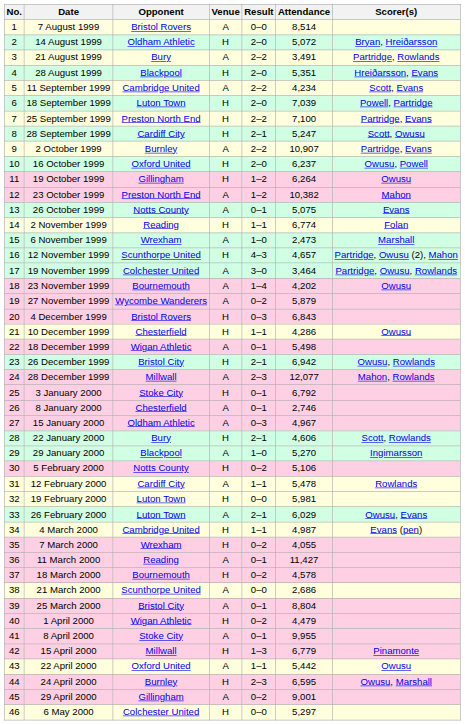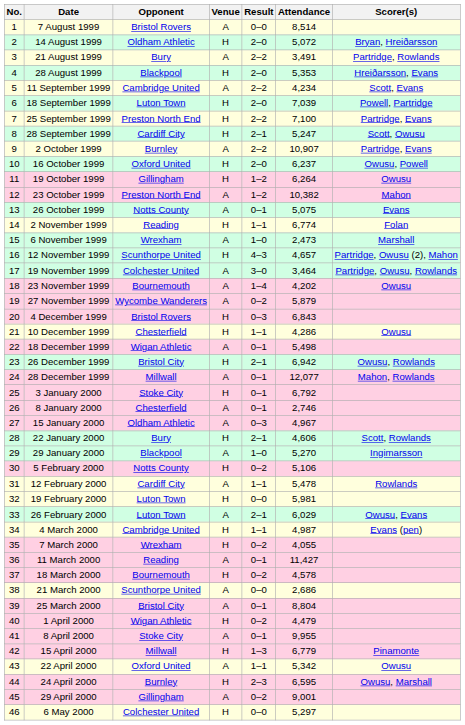(304, 73) 5,351 -> (304, 73) 5,353
(259, 377) 2–3 -> (259, 377) 0–1
(304, 666) 5,442 -> (304, 666) 5,342
